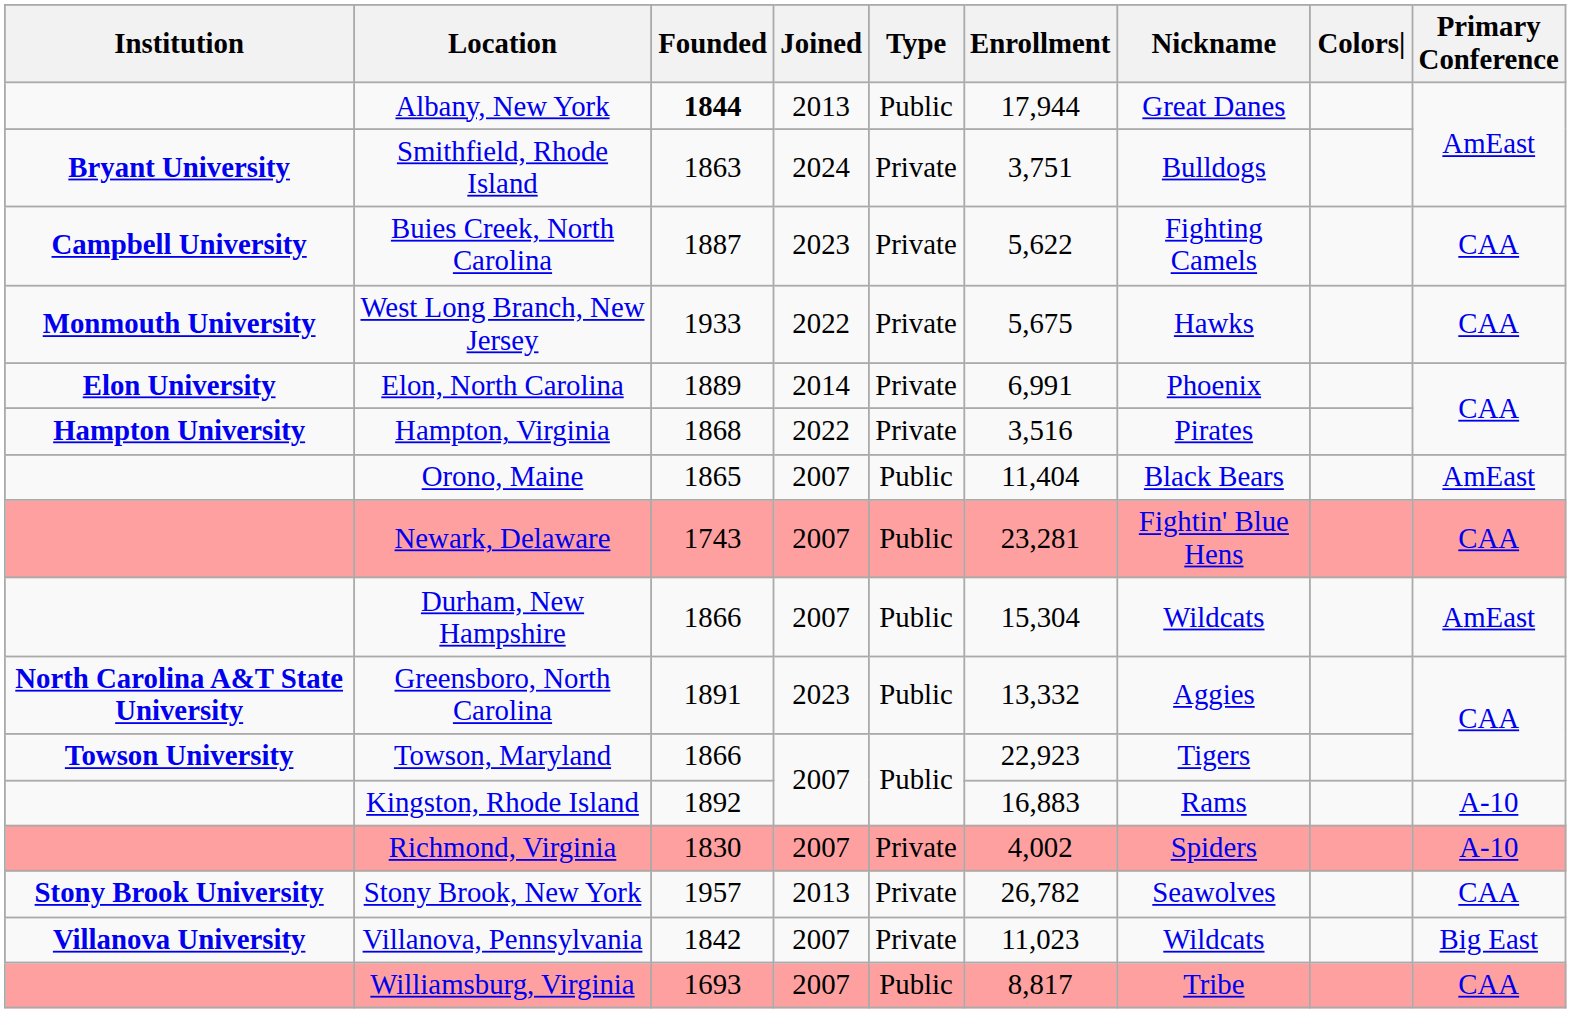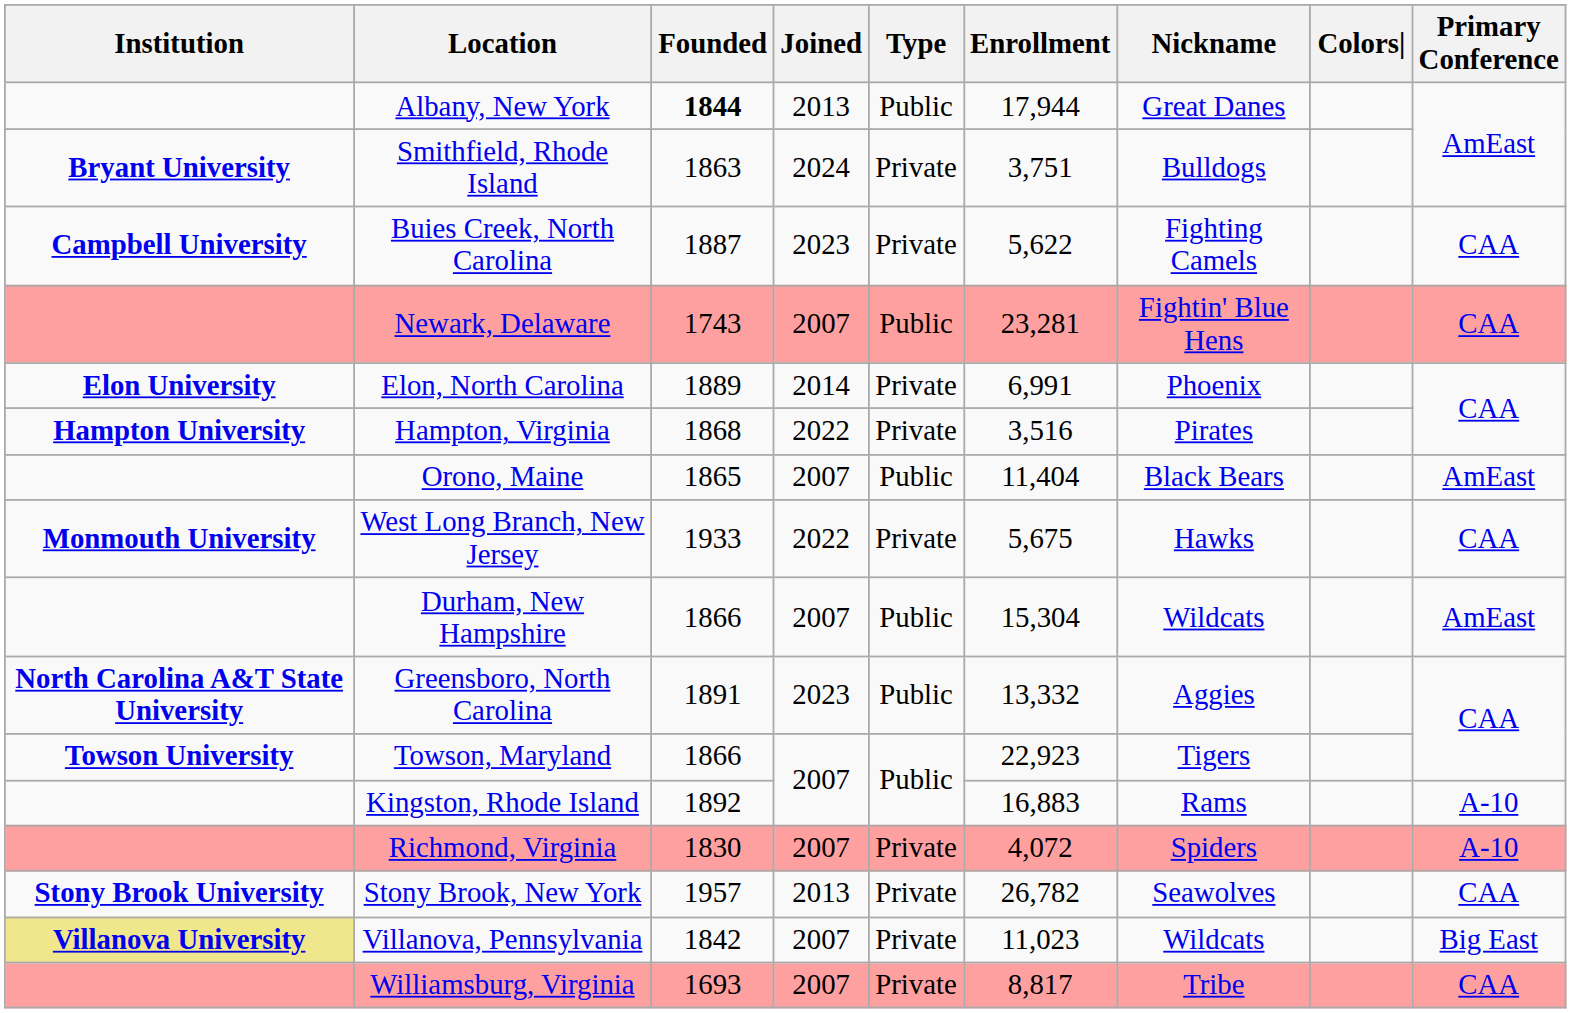rows swapped: (502, 538) <-> (502, 323)
(1040, 847) 4,002 -> (1040, 847) 4,072
(179, 939) no background -> (179, 939) khaki background
(916, 984) Public -> (916, 984) Private
